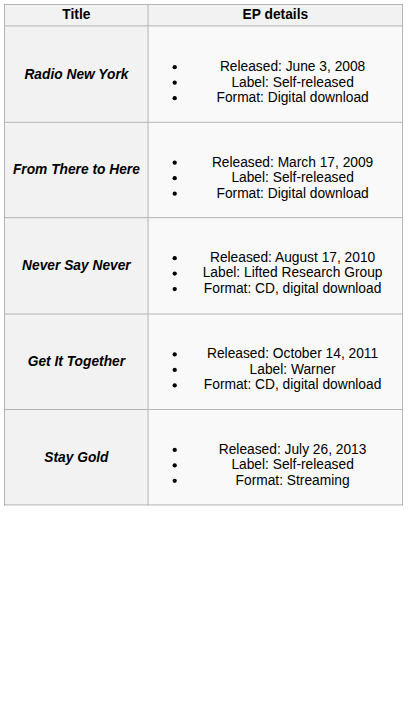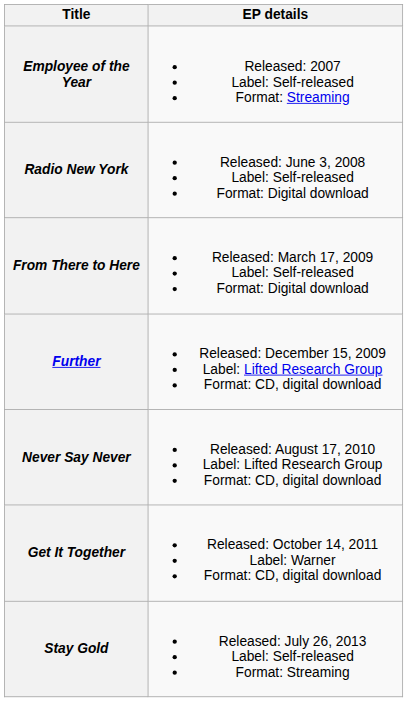+ row: (76, 74)
+ row: (76, 361)
